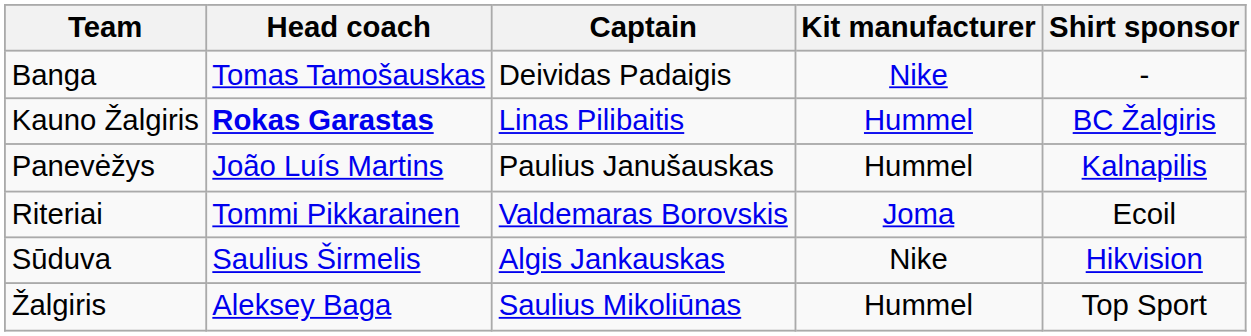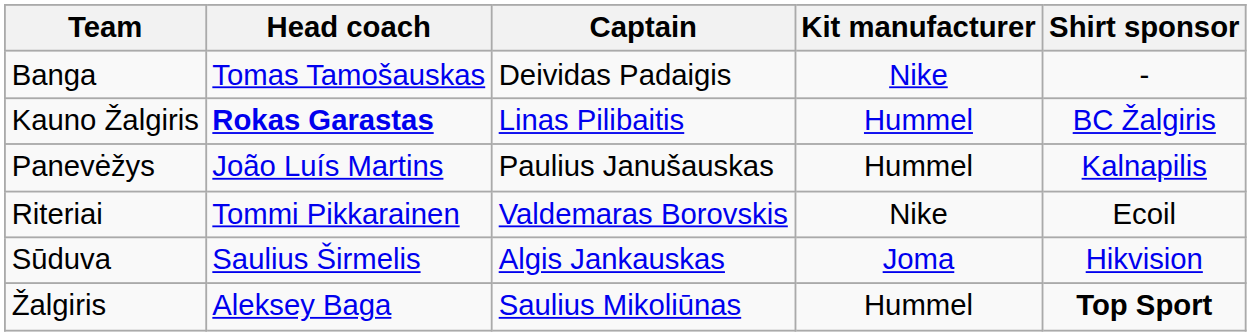(918, 213) Joma -> (918, 213) Nike
(918, 259) Nike -> (918, 259) Joma
(1144, 306) normal -> (1144, 306) bold
